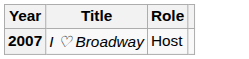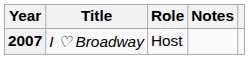+ column: (213, 16)
